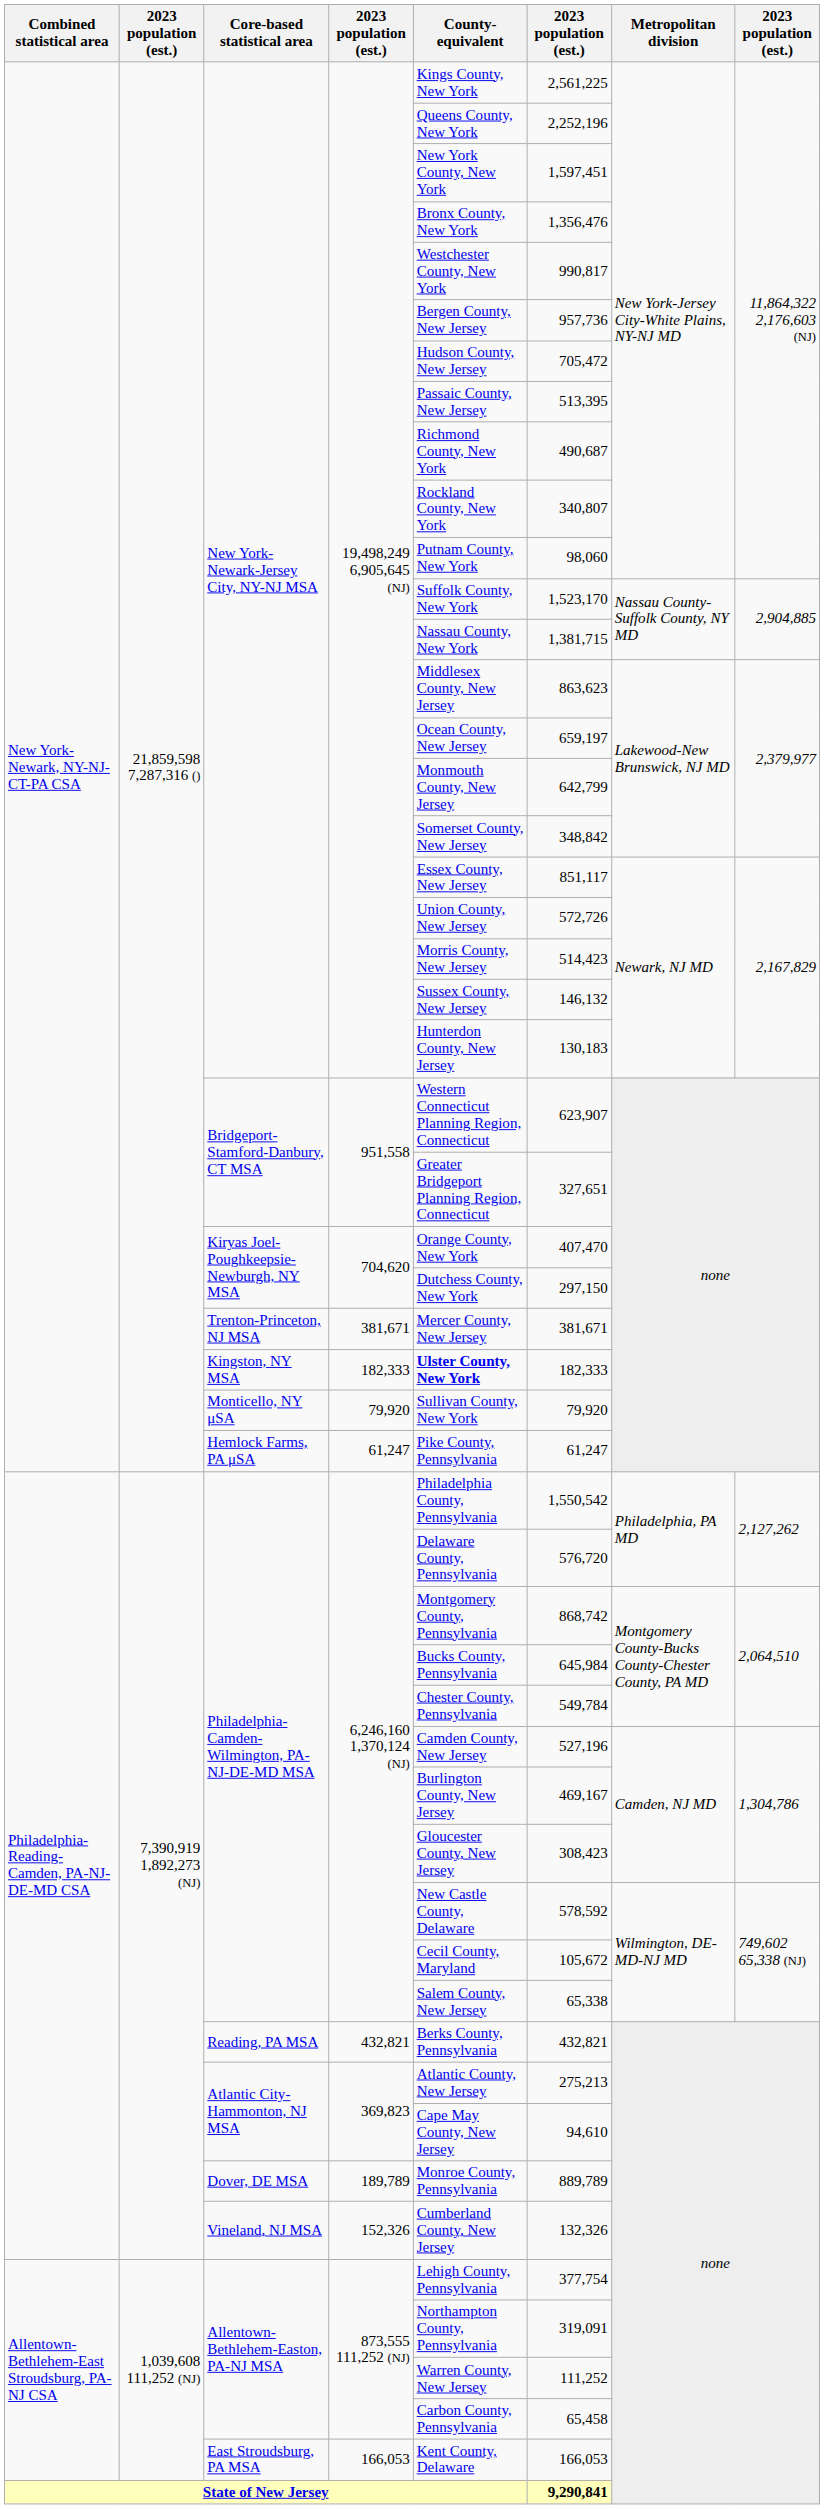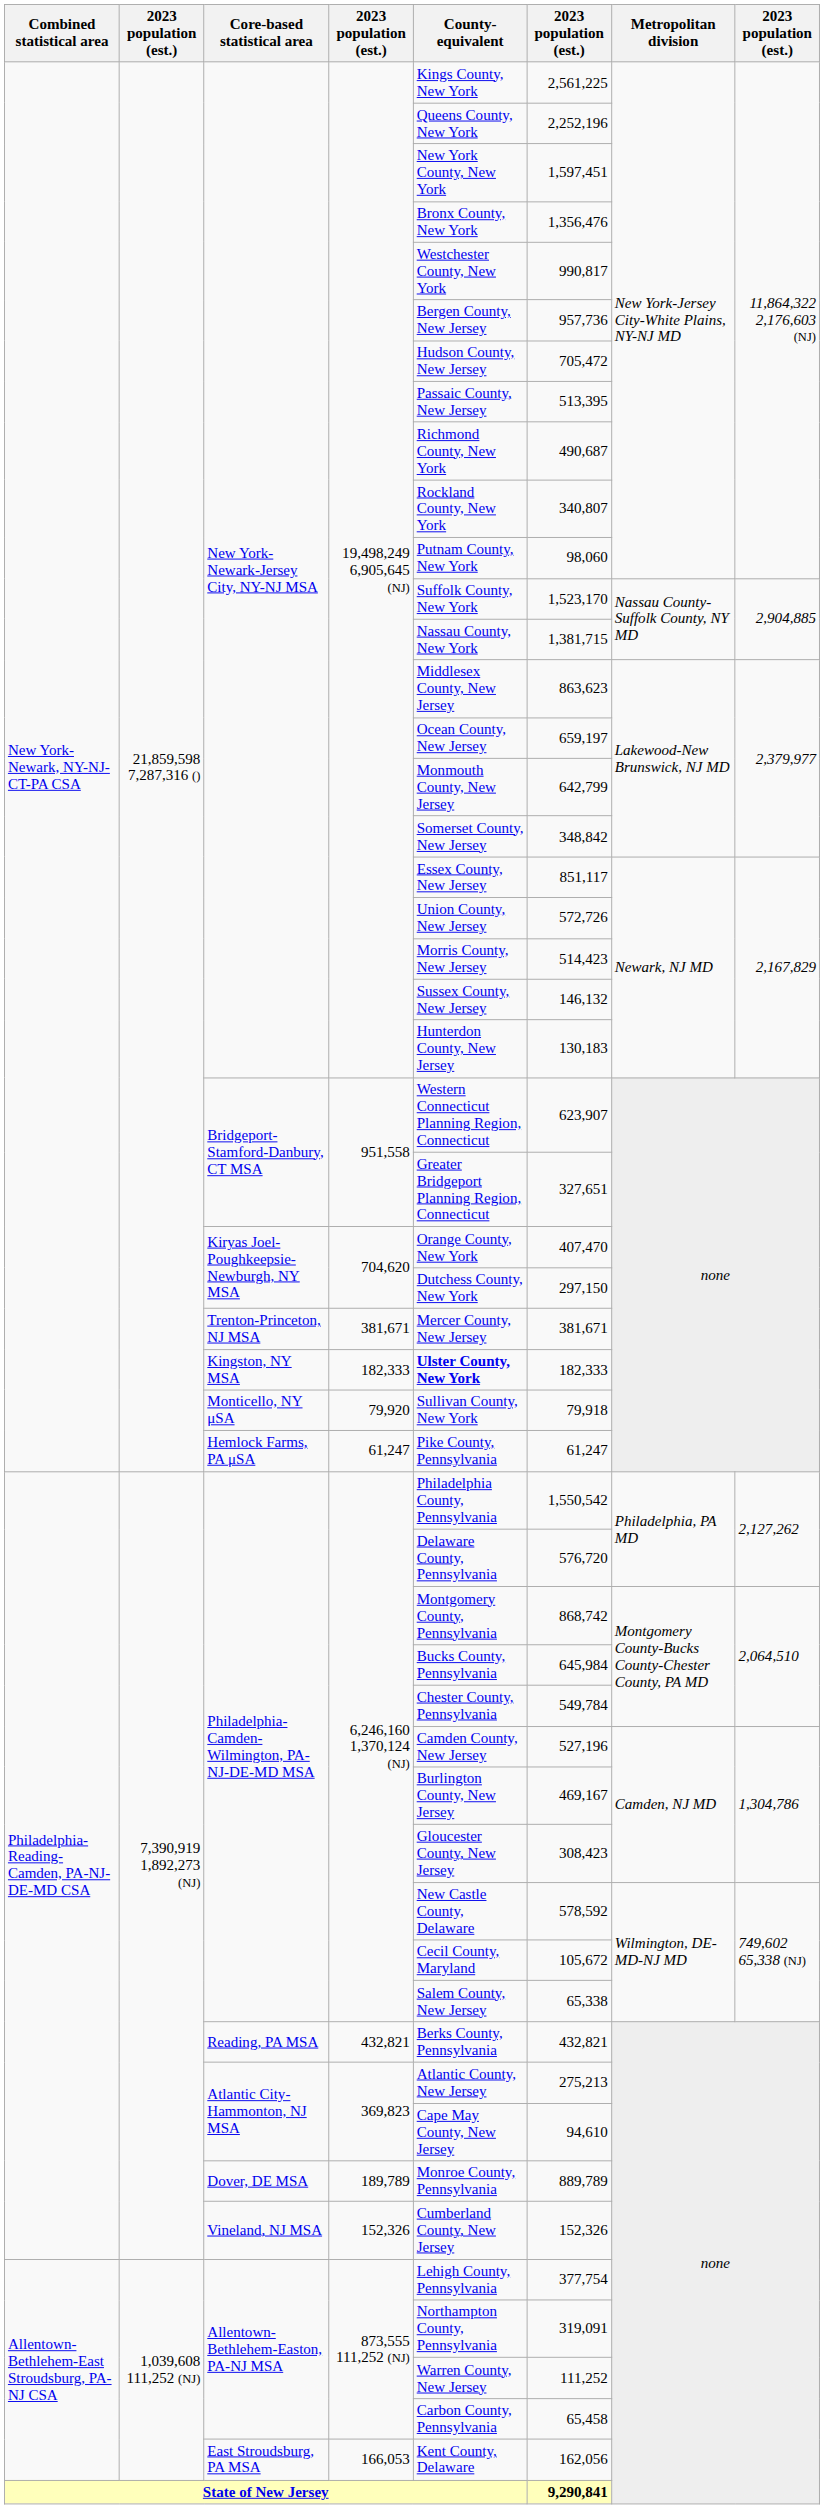(587, 1410) 79,920 -> (587, 1410) 79,918
(583, 2230) 132,326 -> (583, 2230) 152,326
(583, 2459) 166,053 -> (583, 2459) 162,056
